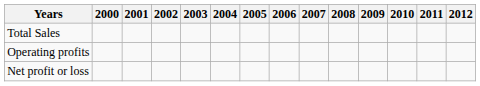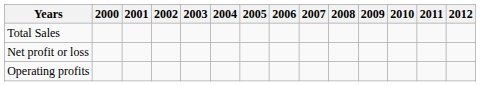rows swapped: (48, 52) <-> (48, 71)
